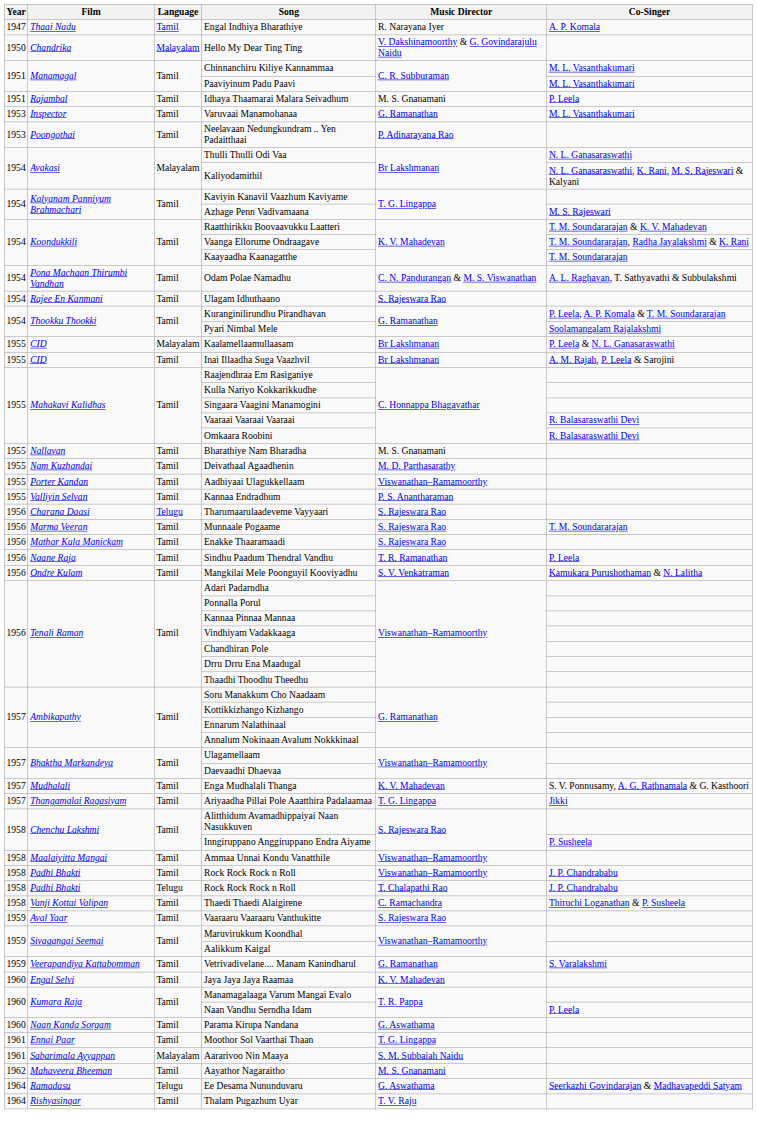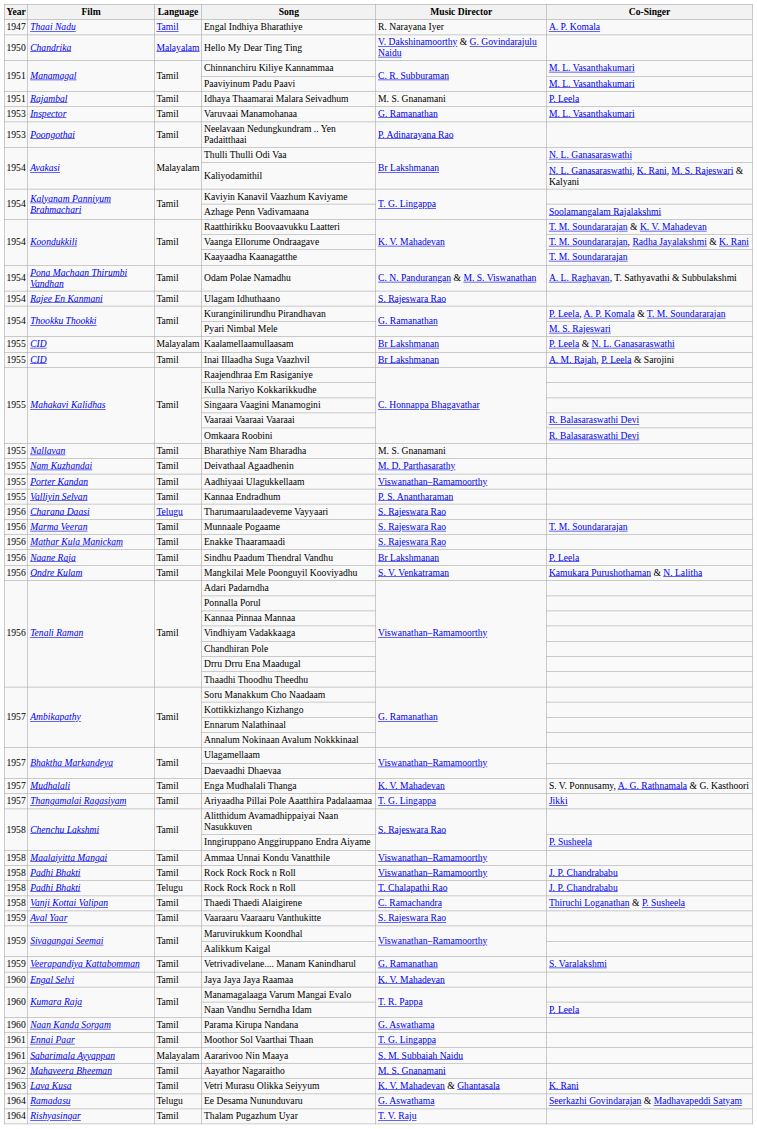(580, 211) M. S. Rajeswari -> (605, 211) Soolamangalam Rajalakshmi
(605, 329) Soolamangalam Rajalakshmi -> (580, 329) M. S. Rajeswari
(413, 557) T. R. Ramanathan -> (409, 557) Br Lakshmanan
+ row: (168, 1086)
